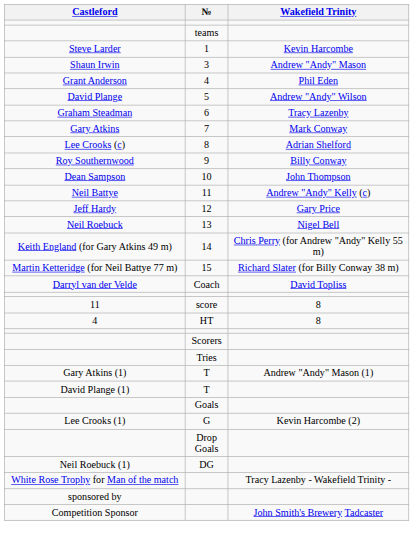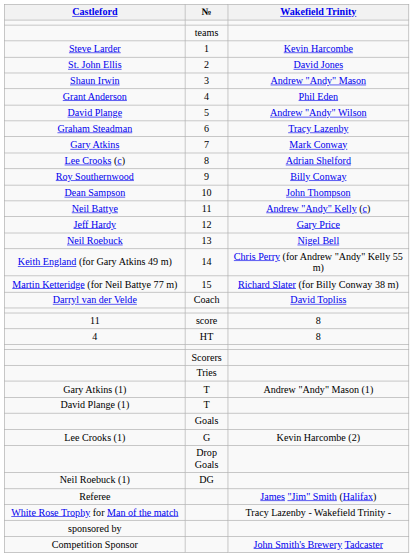+ row: (95, 65)
+ row: (95, 496)
